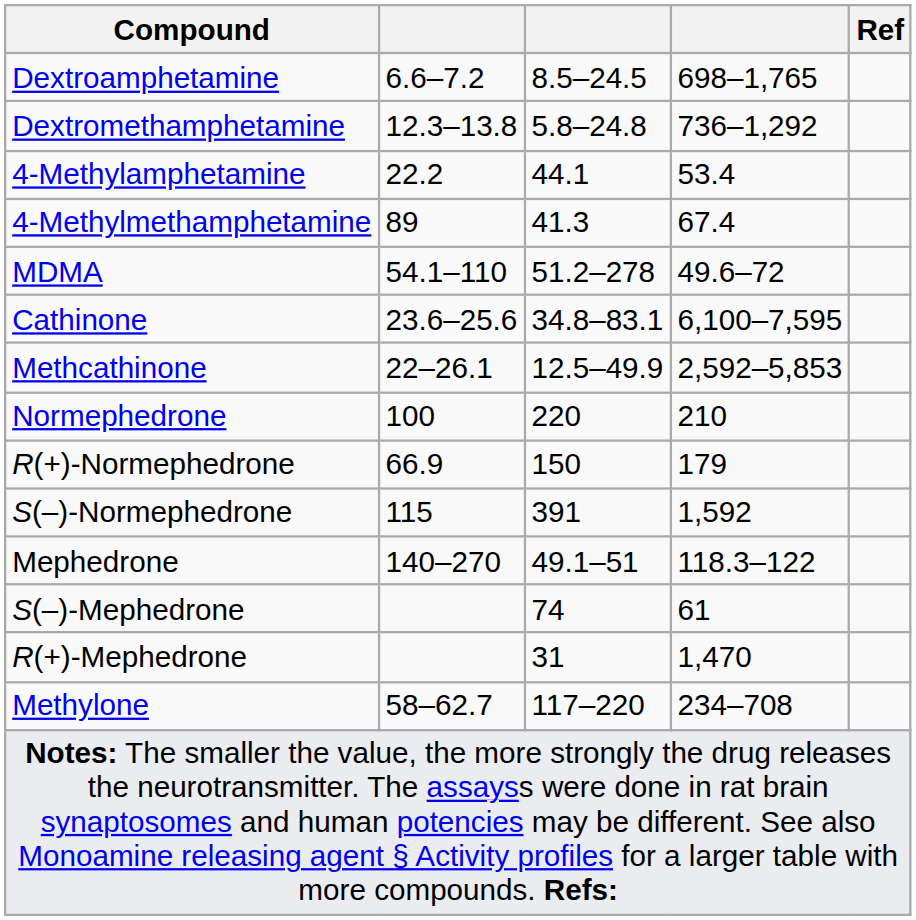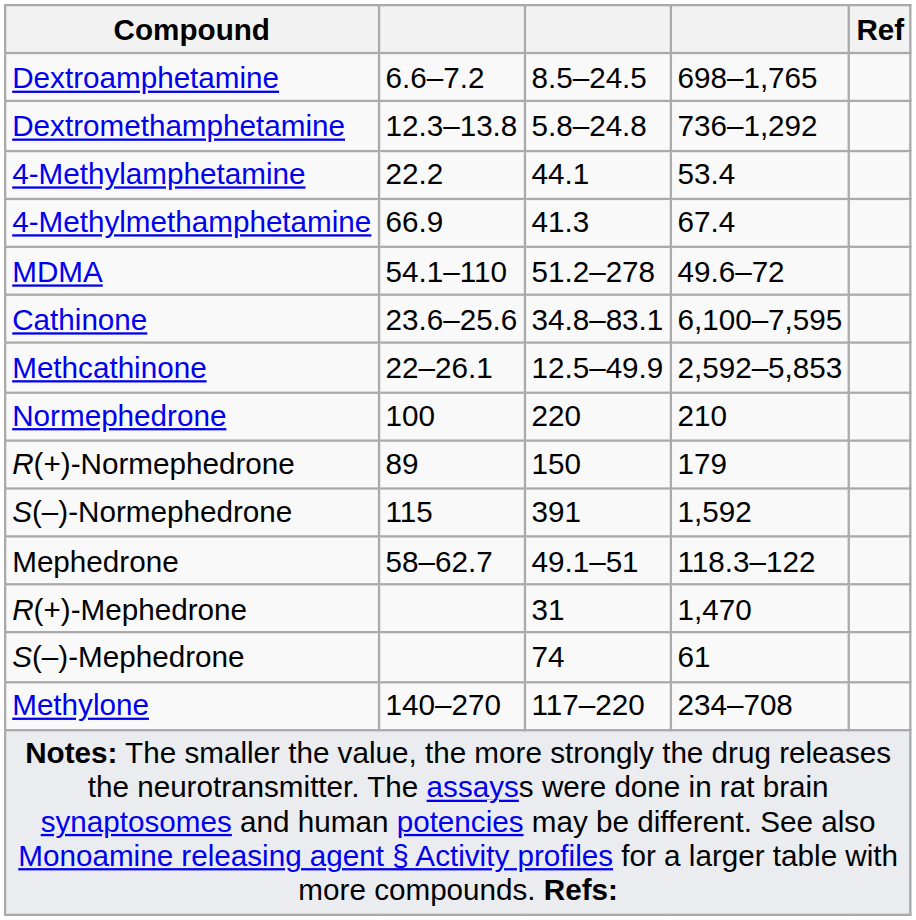(402, 223) 89 -> (414, 223) 66.9
(414, 464) 66.9 -> (402, 464) 89
(443, 561) 140–270 -> (439, 561) 58–62.7
rows swapped: (128, 609) <-> (130, 657)
(439, 706) 58–62.7 -> (443, 706) 140–270
